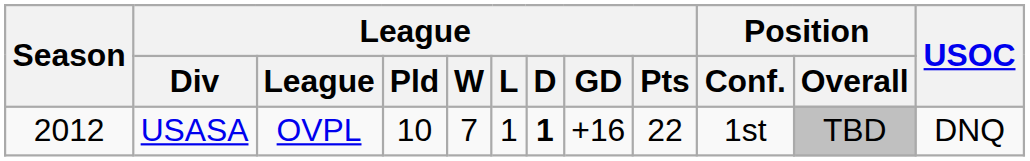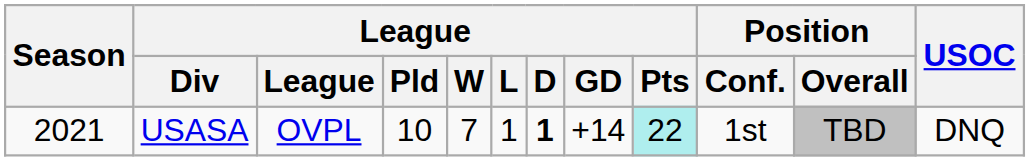(69, 131) 2012 -> (69, 131) 2021
(598, 131) +16 -> (598, 131) +14
(665, 131) no background -> (665, 131) paleturquoise background
